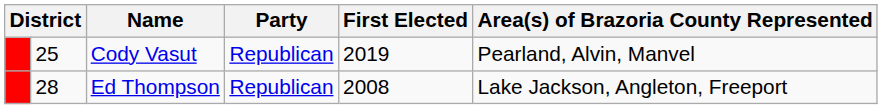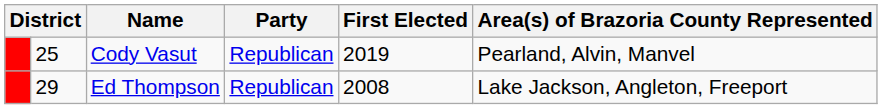(47, 86) 28 -> (47, 86) 29
